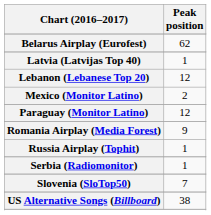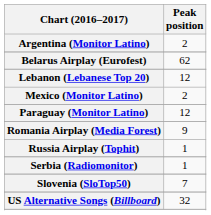+ row: (84, 43)
- row: (84, 60)
(185, 200) 38 -> (185, 200) 32
